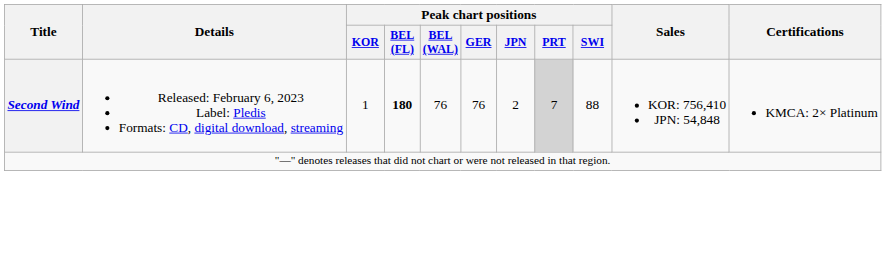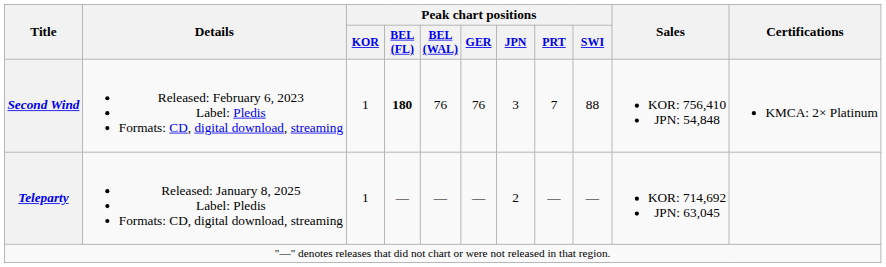(516, 105) 2 -> (516, 105) 3
(554, 105) lightgrey background -> (554, 105) no background
+ row: (43, 198)
